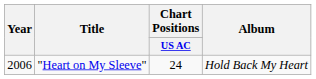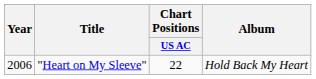(176, 64) 24 -> (176, 64) 22
